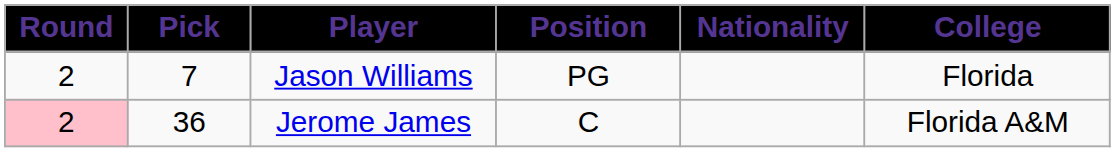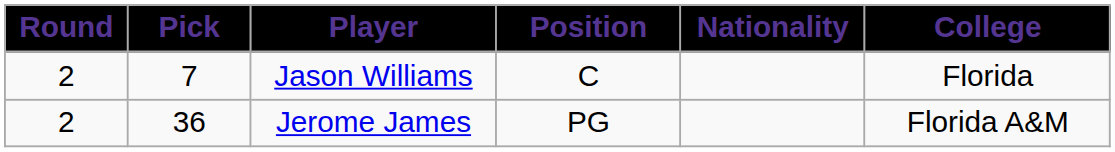(588, 75) PG -> (588, 75) C
(66, 122) pink background -> (66, 122) no background
(588, 122) C -> (588, 122) PG
